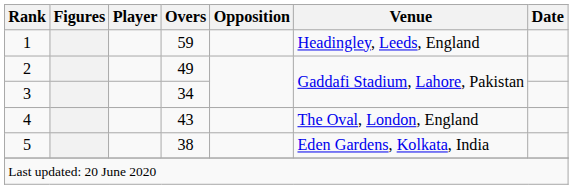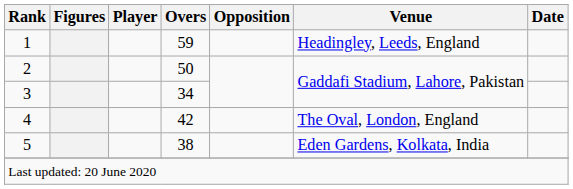(186, 68) 49 -> (186, 68) 50
(186, 119) 43 -> (186, 119) 42
